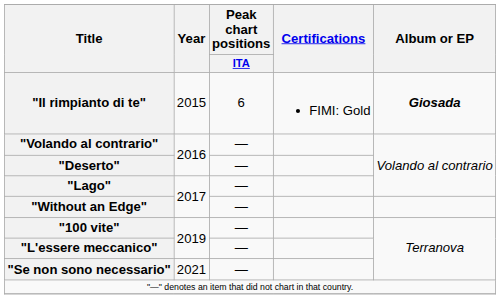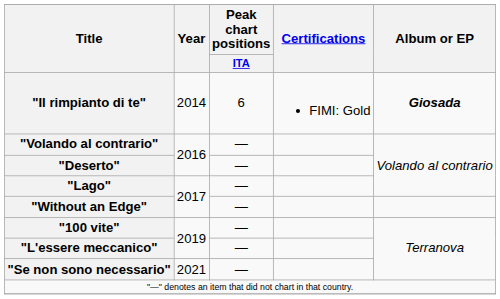(191, 103) 2015 -> (191, 103) 2014
